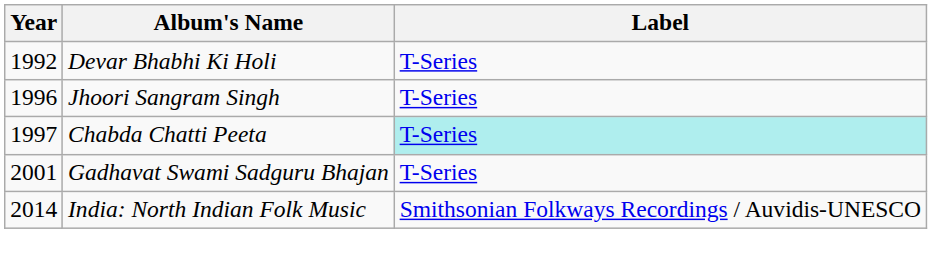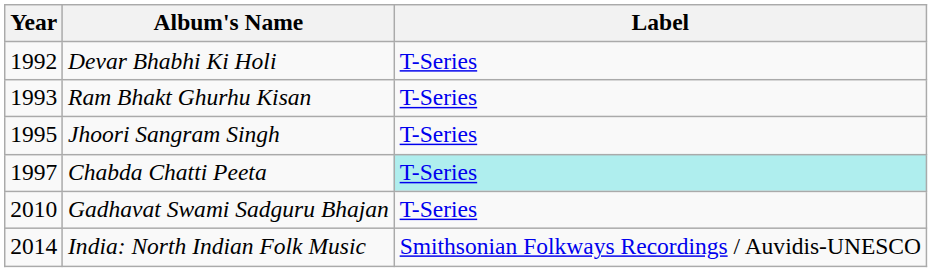+ row: (190, 97)
(34, 97) 1996 -> (34, 135) 1995
(34, 172) 2001 -> (34, 209) 2010
